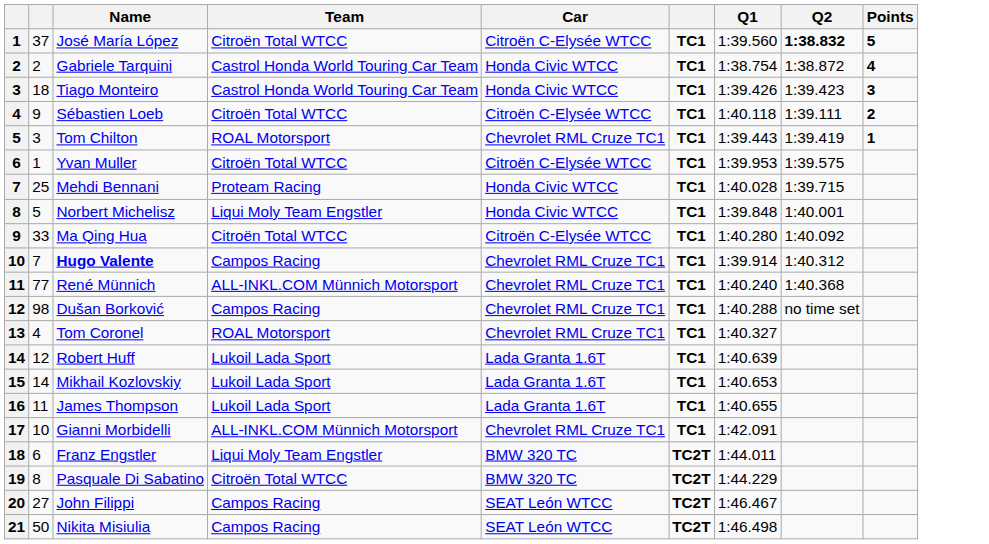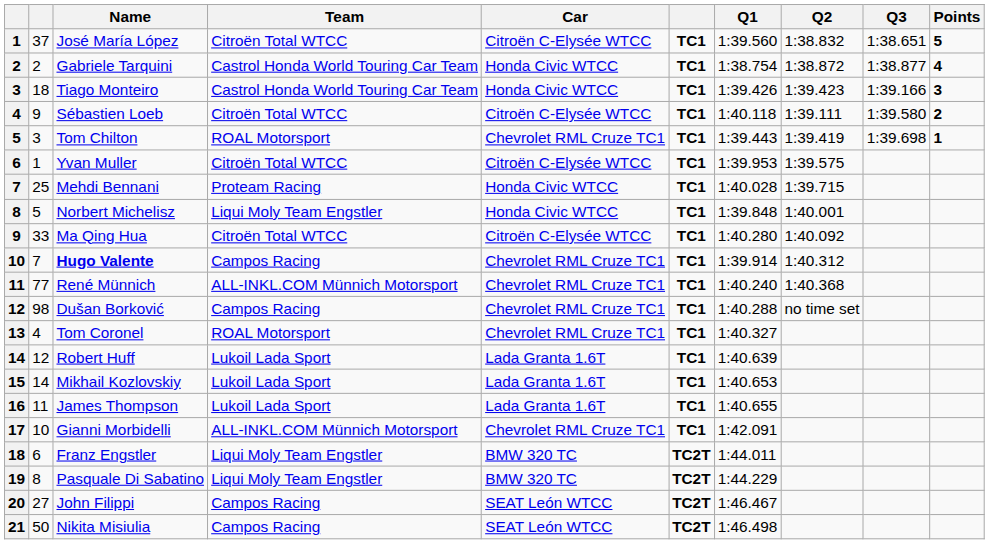+ column: (897, 17)
(815, 41) bold -> (814, 41) normal
(279, 479) Citroën Total WTCC -> (297, 479) Liqui Moly Team Engstler
